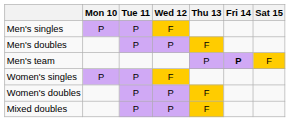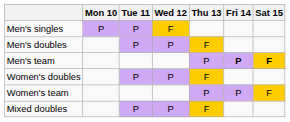(269, 61) normal -> (269, 61) bold
- row: (42, 77)
+ row: (38, 93)
